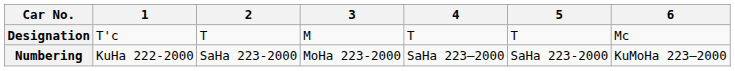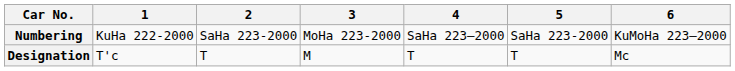rows swapped: (49, 35) <-> (49, 55)
